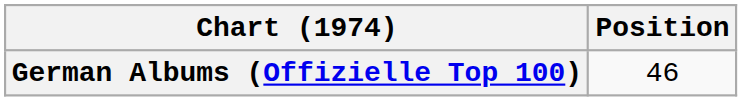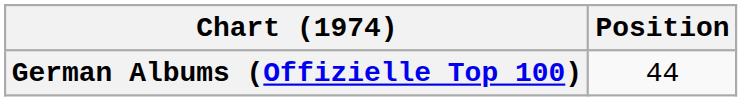(662, 73) 46 -> (662, 73) 44
